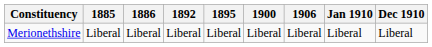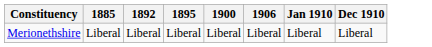- column: (143, 14)
